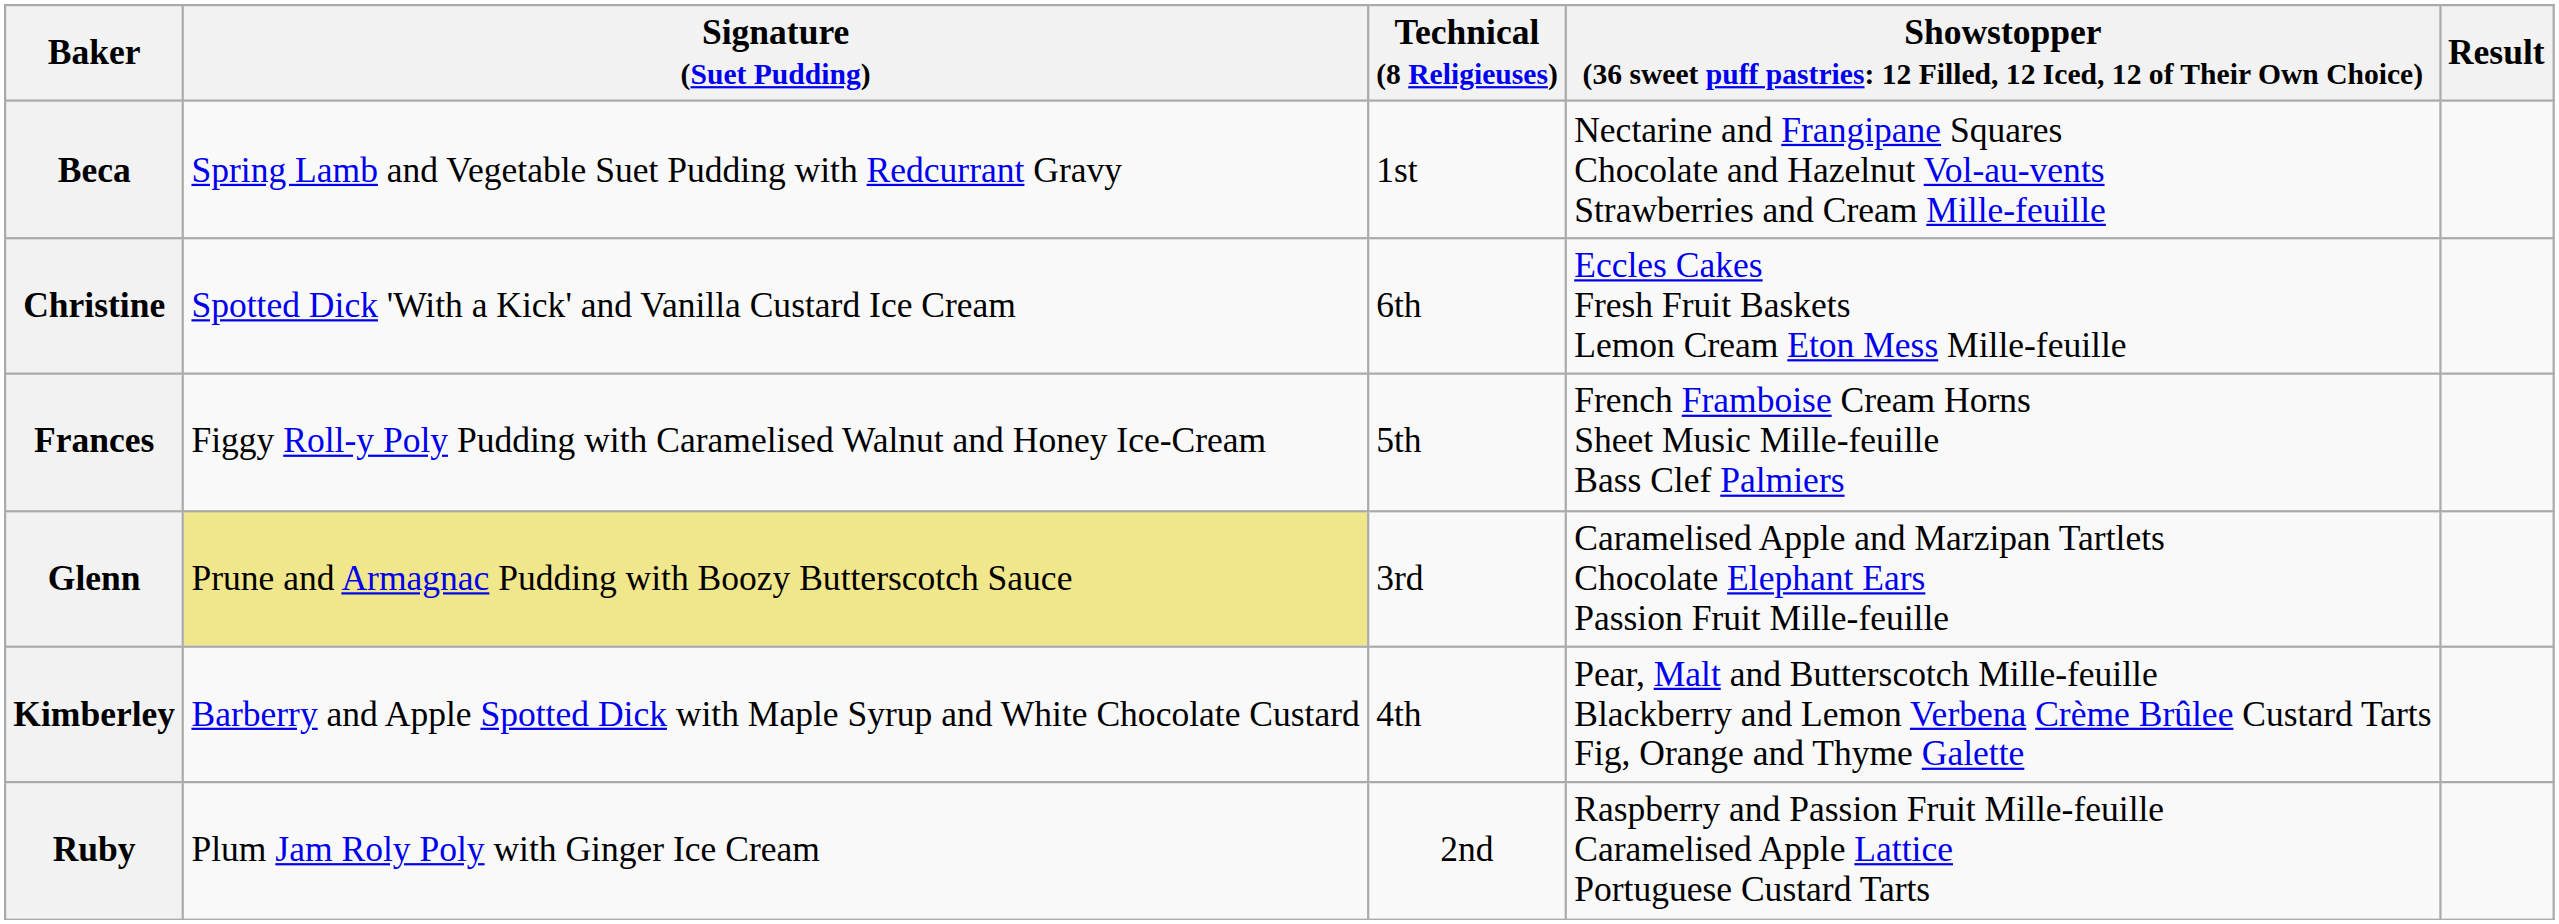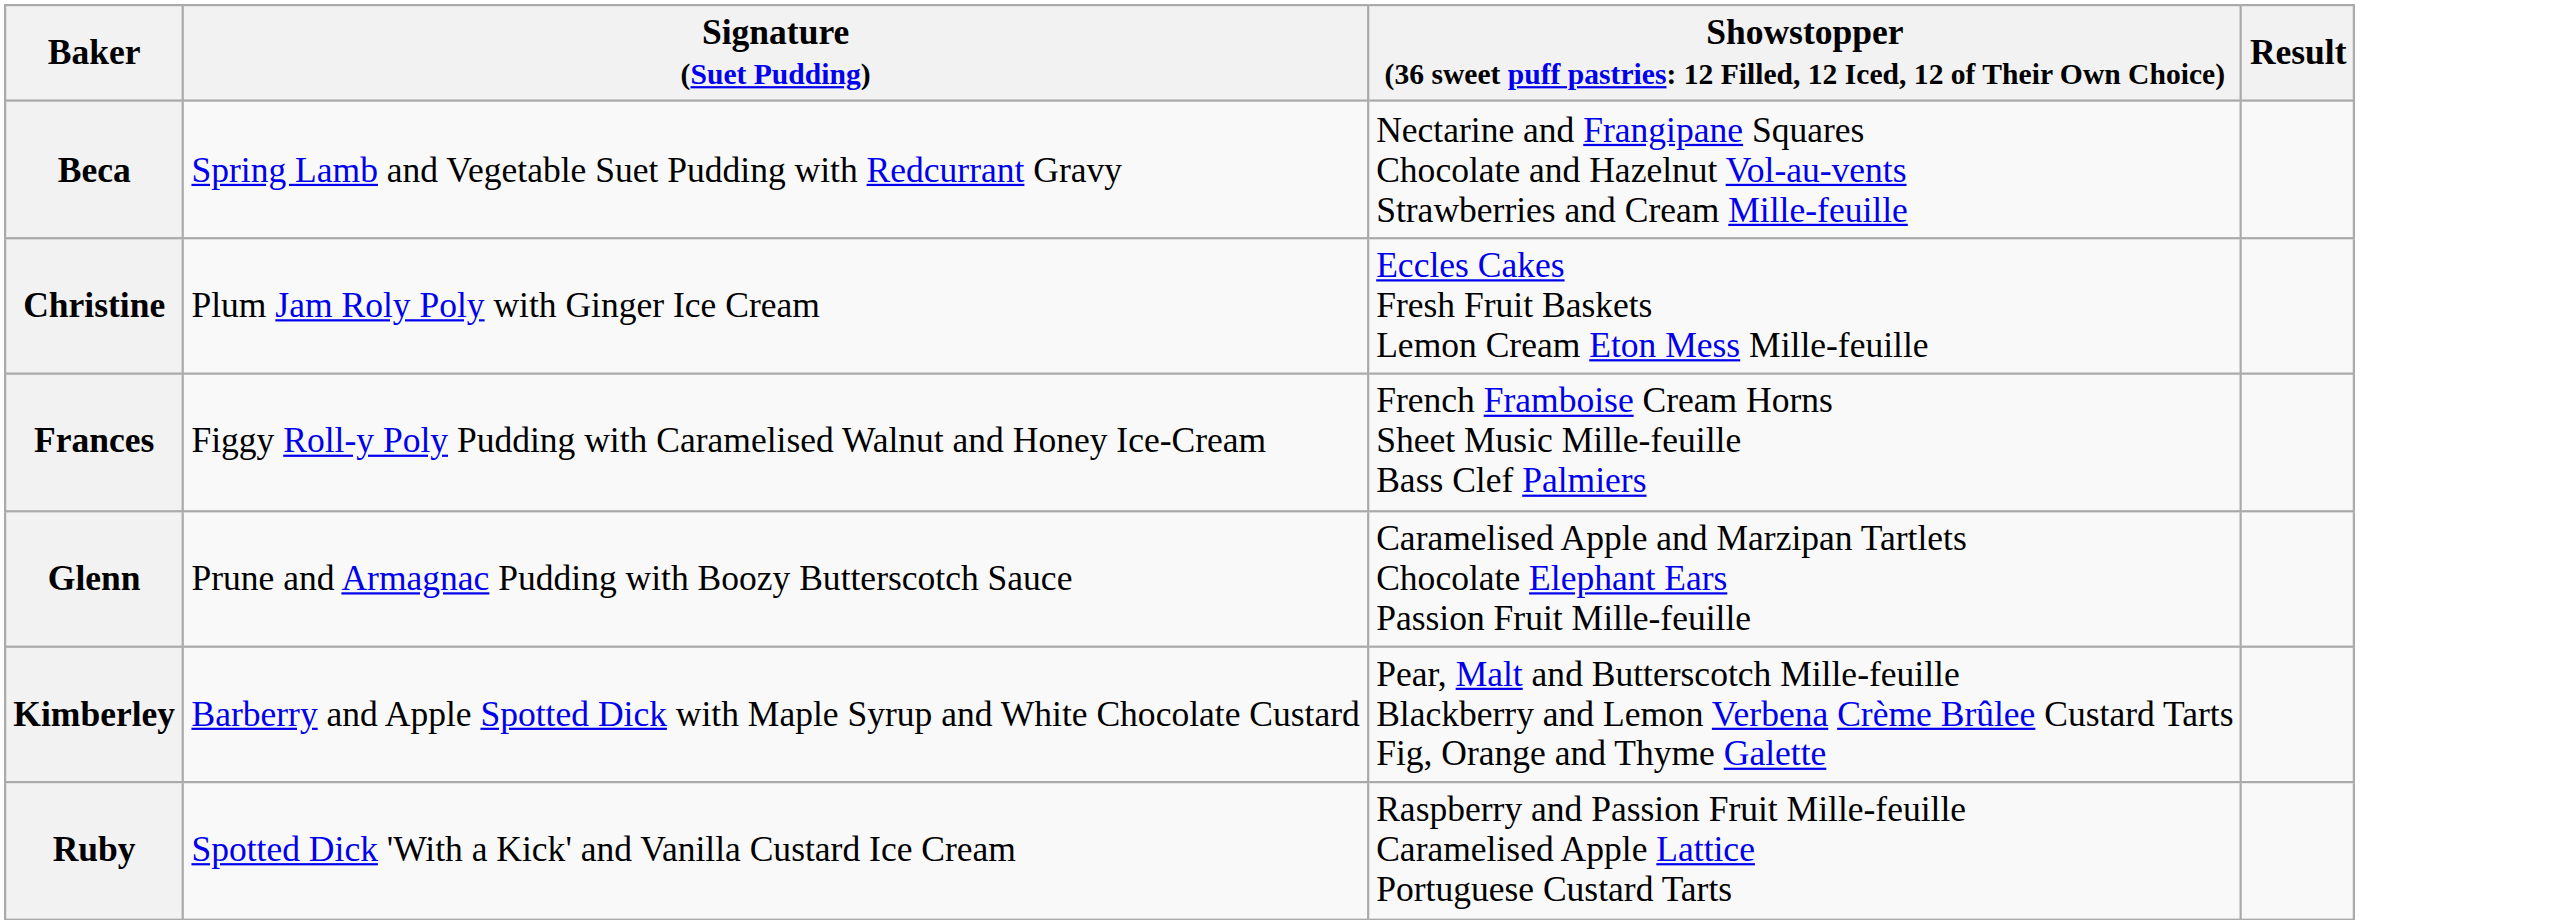- column: (1467, 52)
(604, 305) Spotted Dick 'With a Kick' and Vanilla Custard Ice Cream -> (506, 305) Plum Jam Roly Poly with Ginger Ice Cream
(632, 577) khaki background -> (632, 577) no background
(506, 850) Plum Jam Roly Poly with Ginger Ice Cream -> (604, 850) Spotted Dick 'With a Kick' and Vanilla Custard Ice Cream
